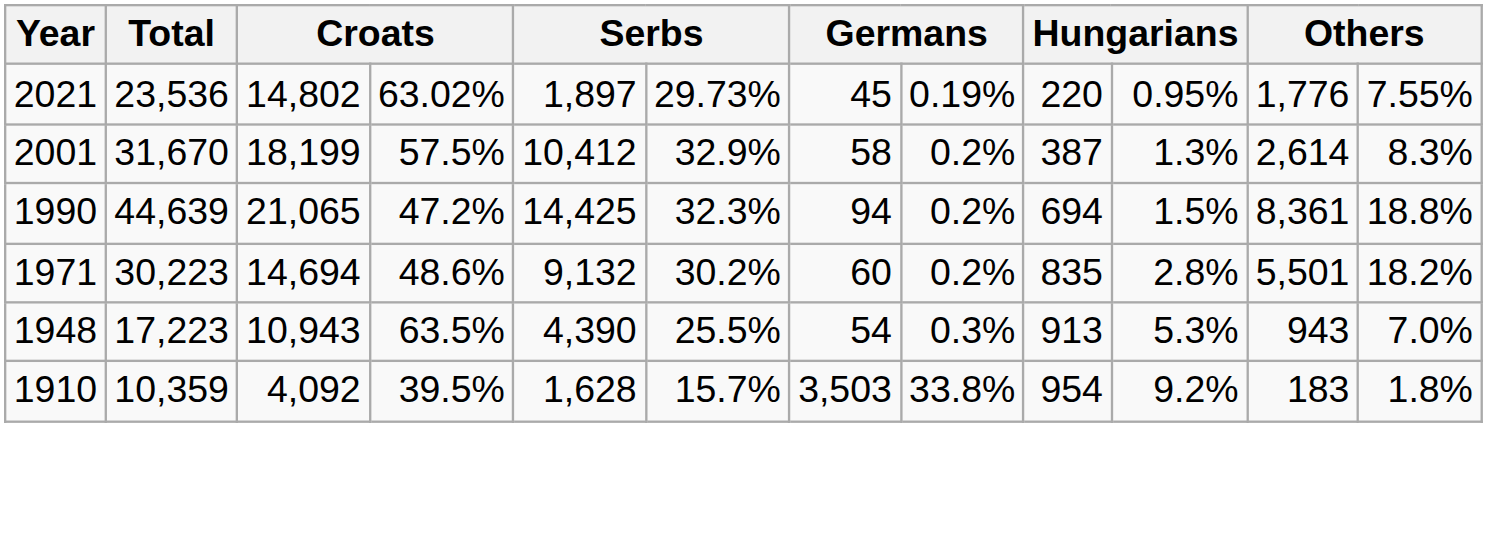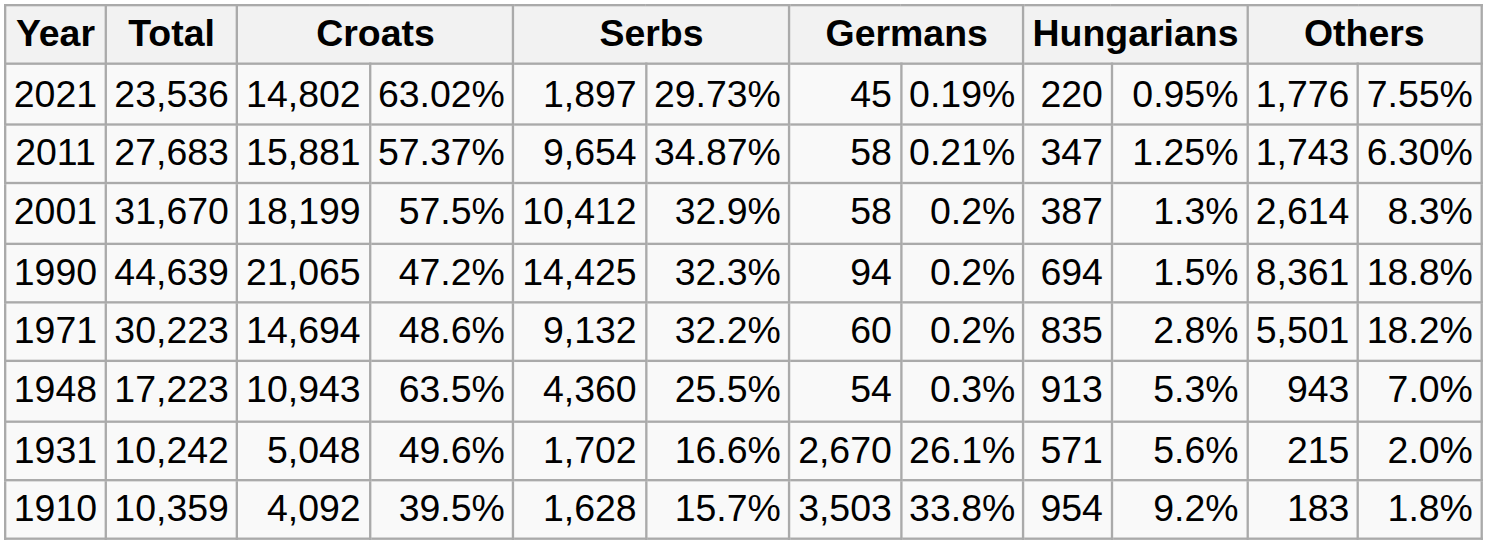+ row: (55, 152)
(728, 271) 30.2% -> (728, 331) 32.2%
(590, 331) 4,390 -> (590, 390) 4,360
+ row: (55, 449)
